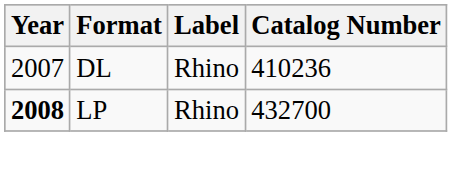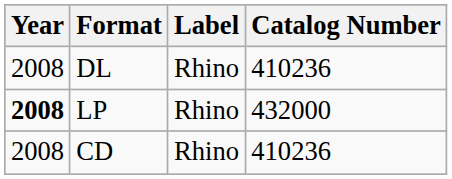(38, 67) 2007 -> (38, 67) 2008
(291, 109) 432700 -> (291, 109) 432000
+ row: (95, 151)
